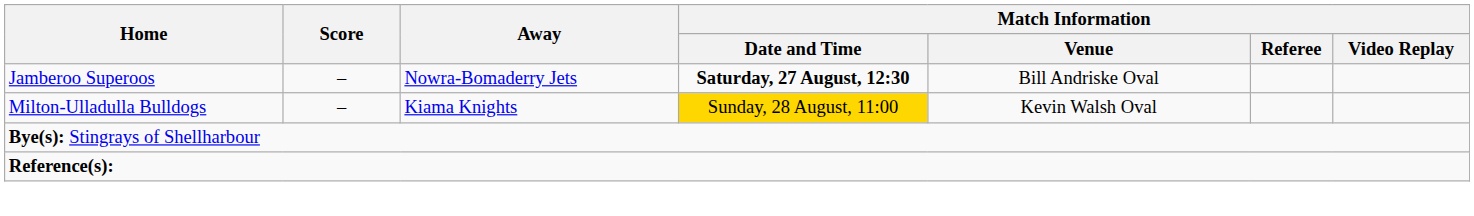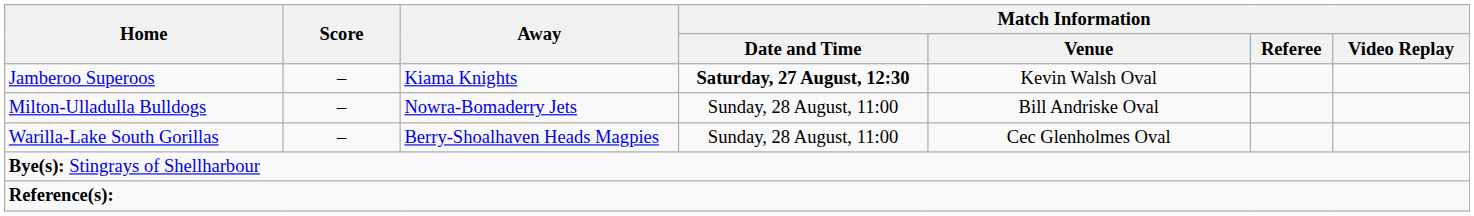(491, 78) Nowra-Bomaderry Jets -> (461, 78) Kiama Knights
(1089, 78) Bill Andriske Oval -> (1089, 78) Kevin Walsh Oval
(461, 107) Kiama Knights -> (491, 107) Nowra-Bomaderry Jets
(803, 107) gold background -> (803, 107) no background
(1089, 107) Kevin Walsh Oval -> (1089, 107) Bill Andriske Oval
+ row: (114, 136)
